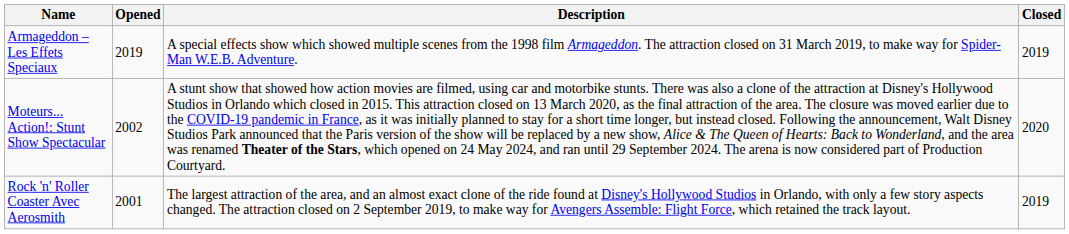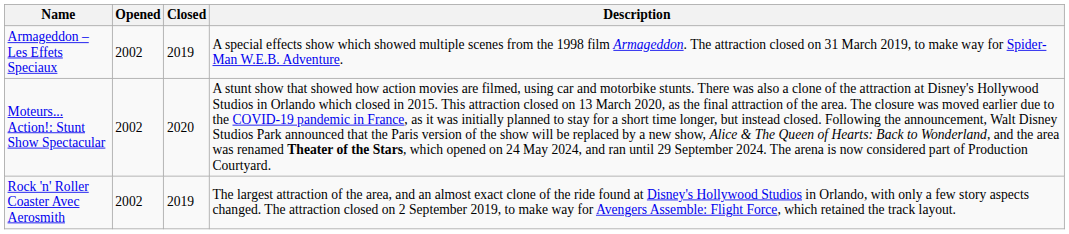columns swapped: (1042, 15) <-> (591, 15)
(129, 52) 2019 -> (129, 52) 2002
(129, 202) 2001 -> (129, 202) 2002
